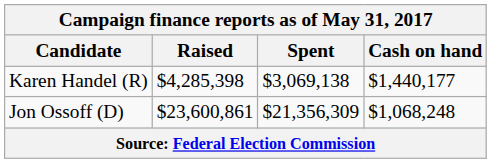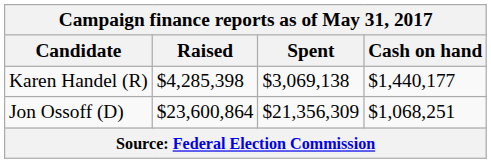(205, 111) $23,600,861 -> (205, 111) $23,600,864
(412, 111) $1,068,248 -> (412, 111) $1,068,251
